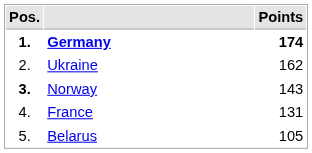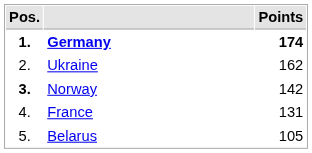(291, 89) 143 -> (291, 89) 142
